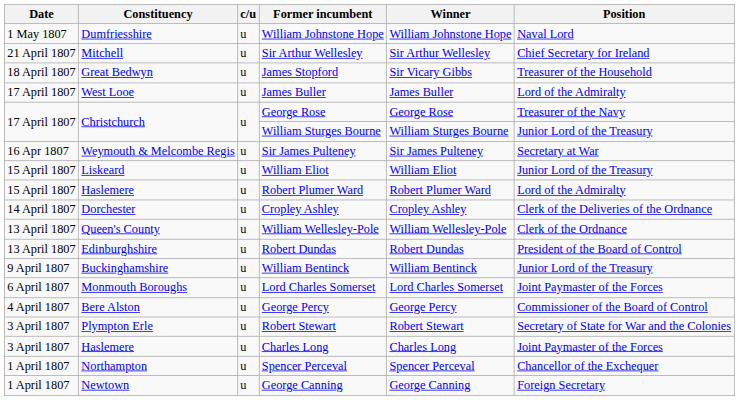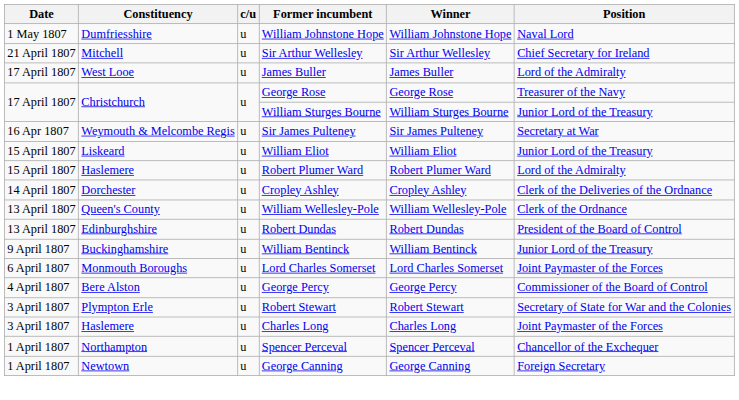- row: (300, 72)
